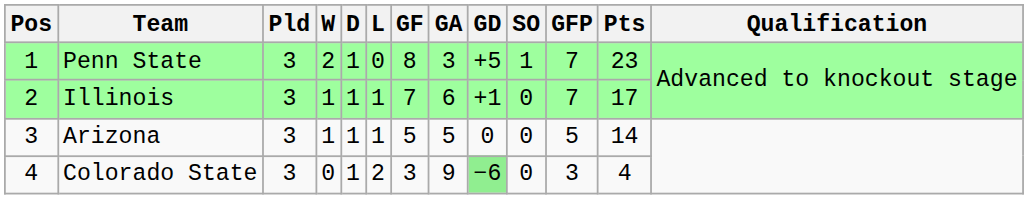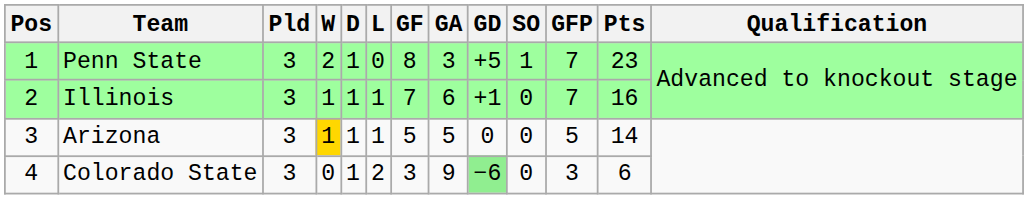(625, 99) 17 -> (625, 99) 16
(328, 137) no background -> (328, 137) gold background
(625, 175) 4 -> (625, 175) 6
